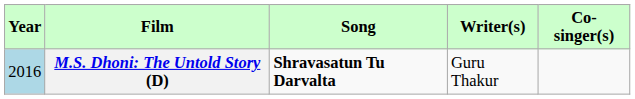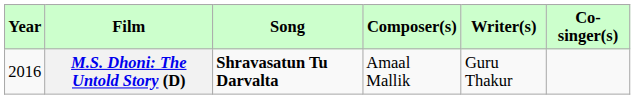+ column: (412, 26)
(25, 71) lightblue background -> (25, 71) no background
